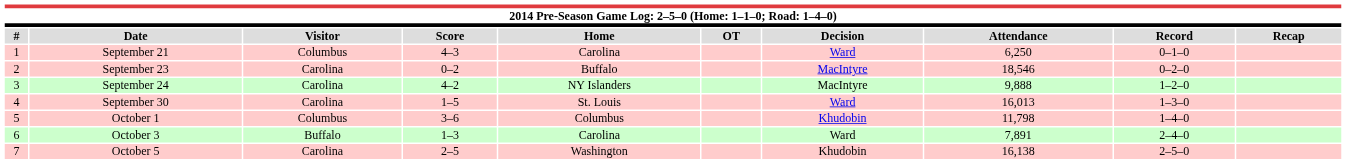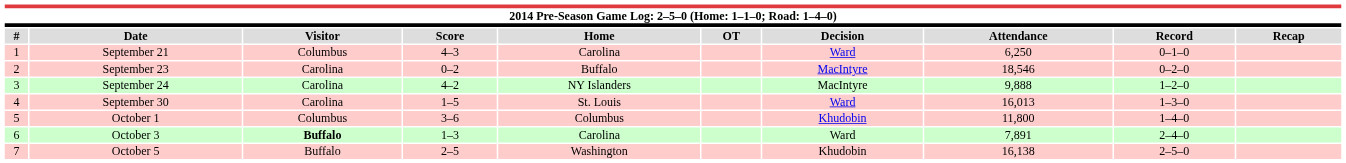(1018, 118) 11,798 -> (1018, 118) 11,800
(322, 135) normal -> (322, 135) bold
(322, 151) Carolina -> (322, 151) Buffalo
